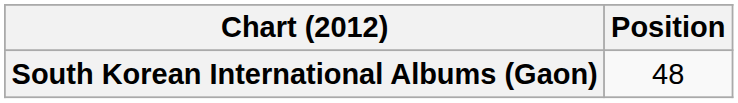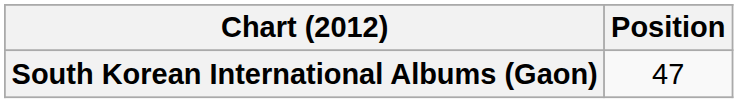(668, 73) 48 -> (668, 73) 47
